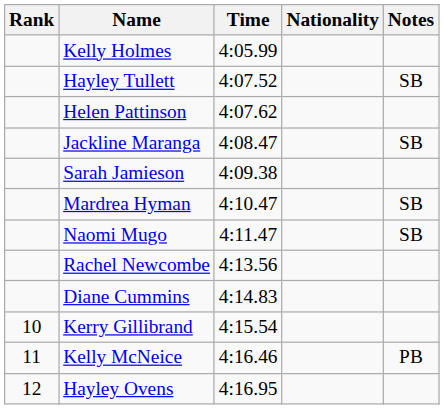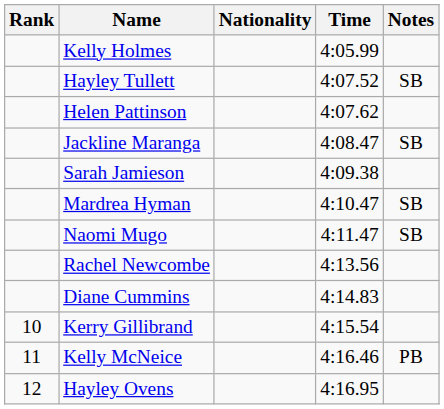columns swapped: (333, 19) <-> (248, 19)
